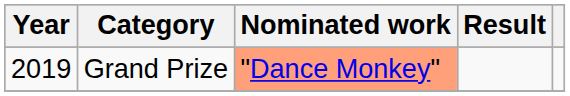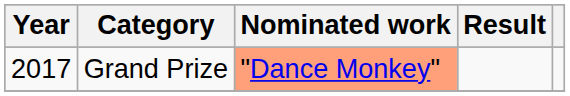(41, 68) 2019 -> (41, 68) 2017
